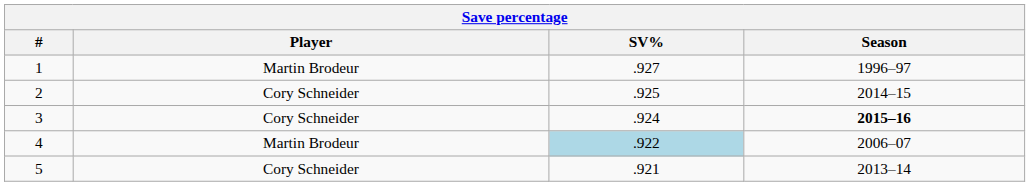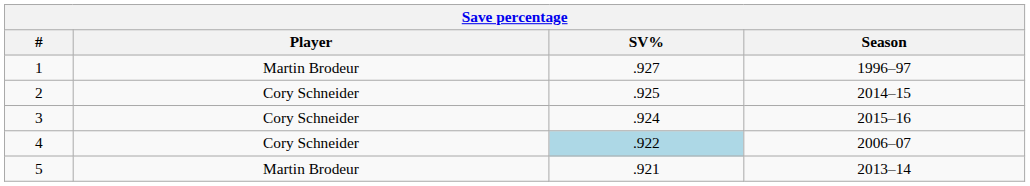(884, 118) bold -> (884, 118) normal
(311, 143) Martin Brodeur -> (311, 143) Cory Schneider
(311, 169) Cory Schneider -> (311, 169) Martin Brodeur
